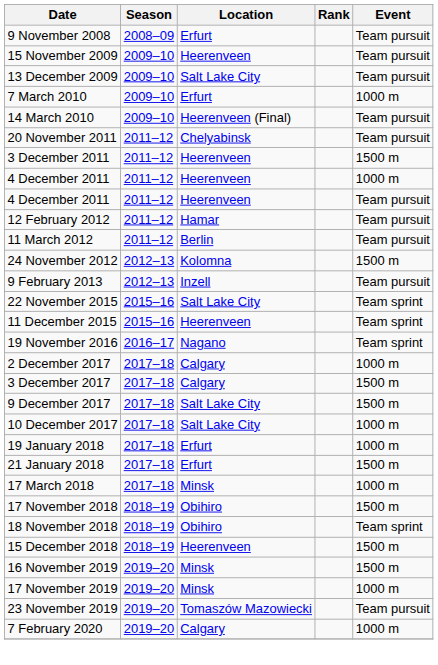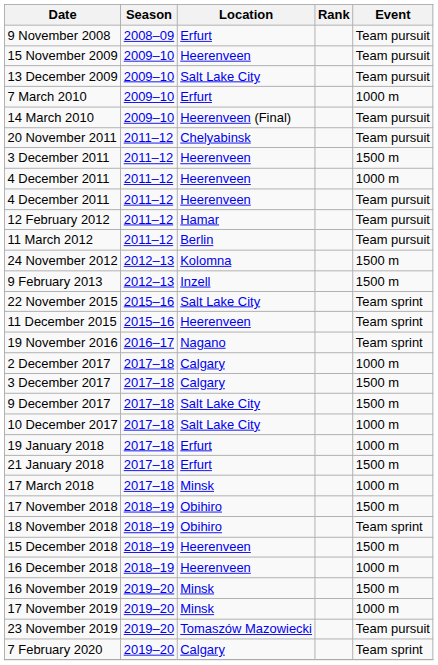(393, 281) Team pursuit -> (377, 281) 1500 m
+ row: (63, 568)
(377, 629) 1000 m -> (389, 650) Team sprint
